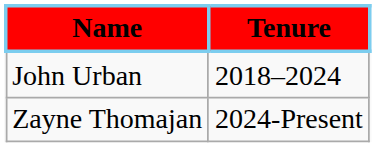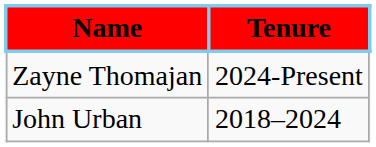rows swapped: (77, 74) <-> (107, 119)
